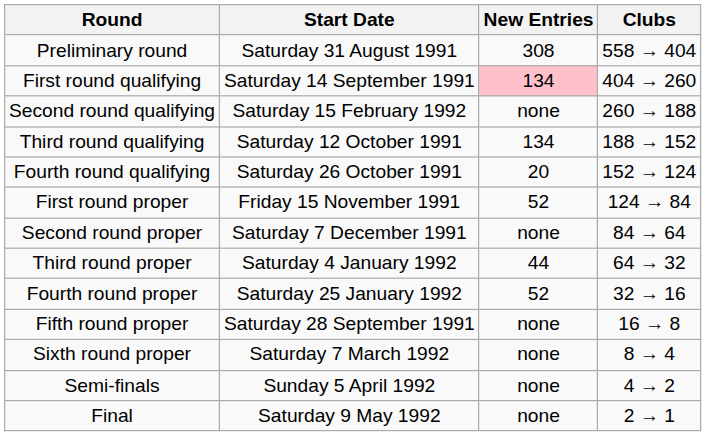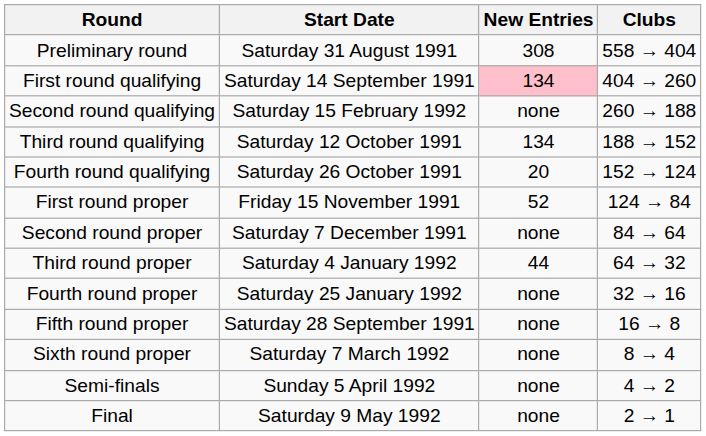(539, 293) 52 -> (539, 293) none
